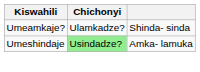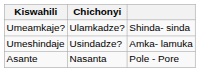(96, 43) lightgreen background -> (96, 43) no background
+ row: (22, 59)
